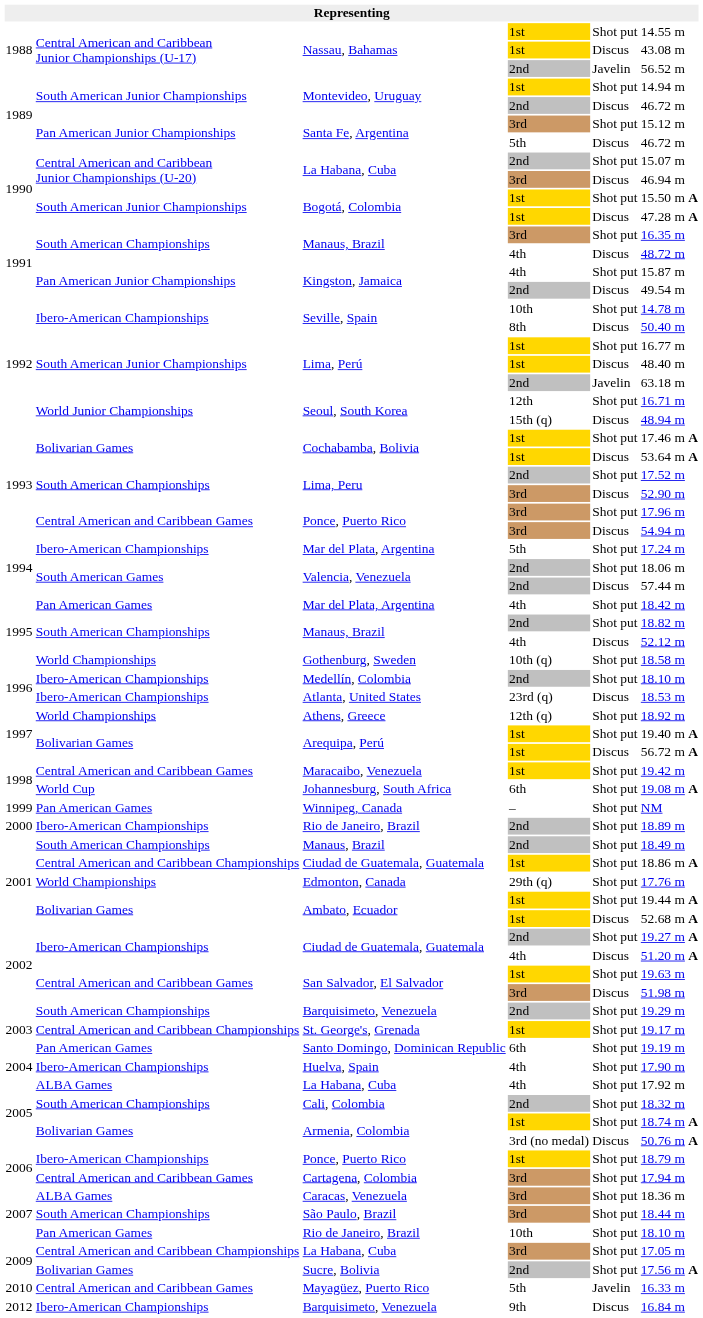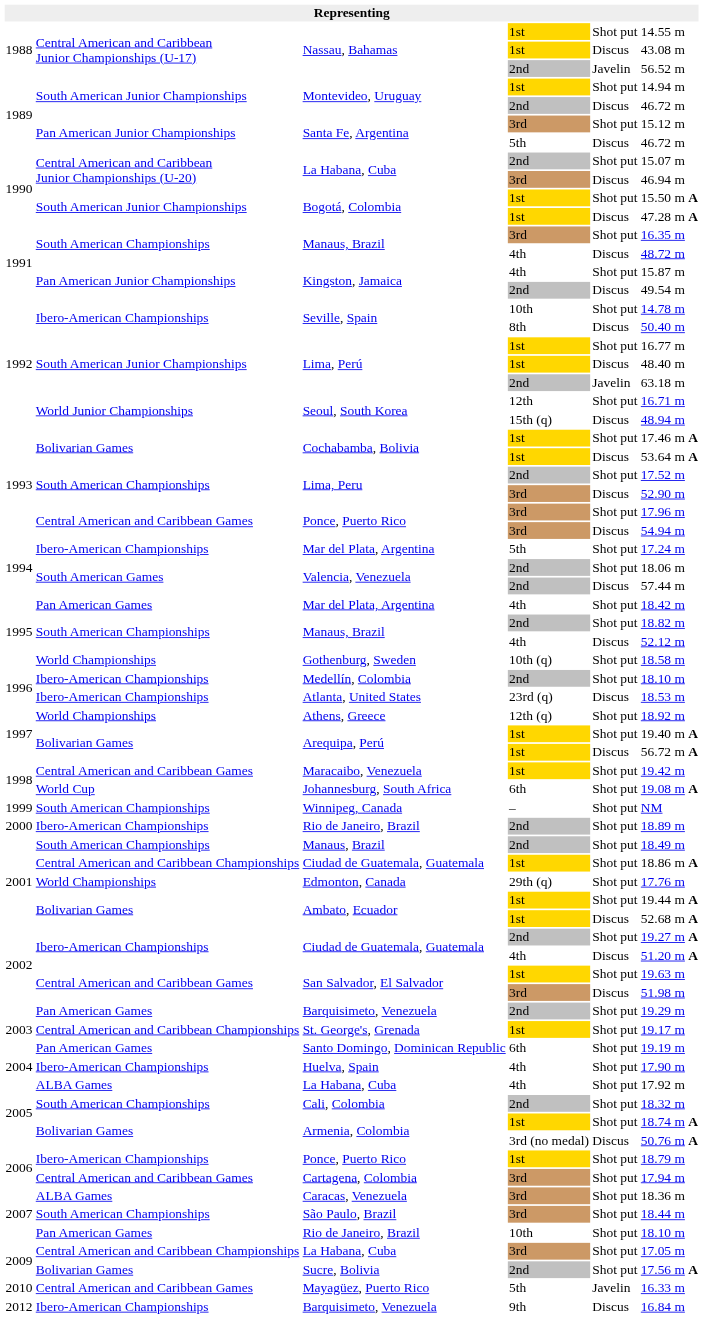(94, 807) Pan American Games -> (123, 807) South American Championships
(123, 1011) South American Championships -> (94, 1011) Pan American Games
